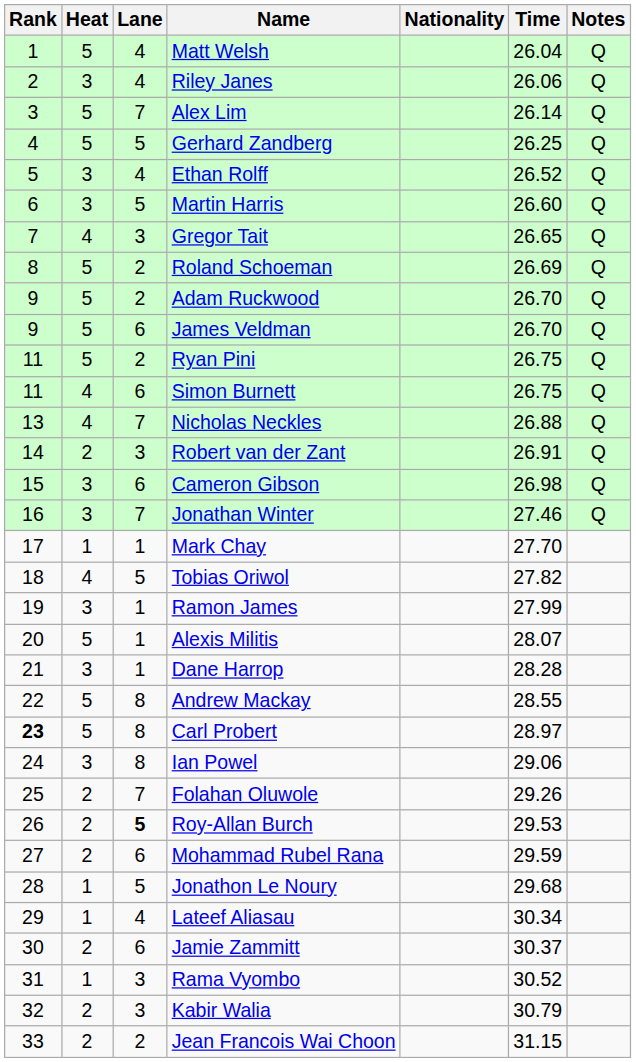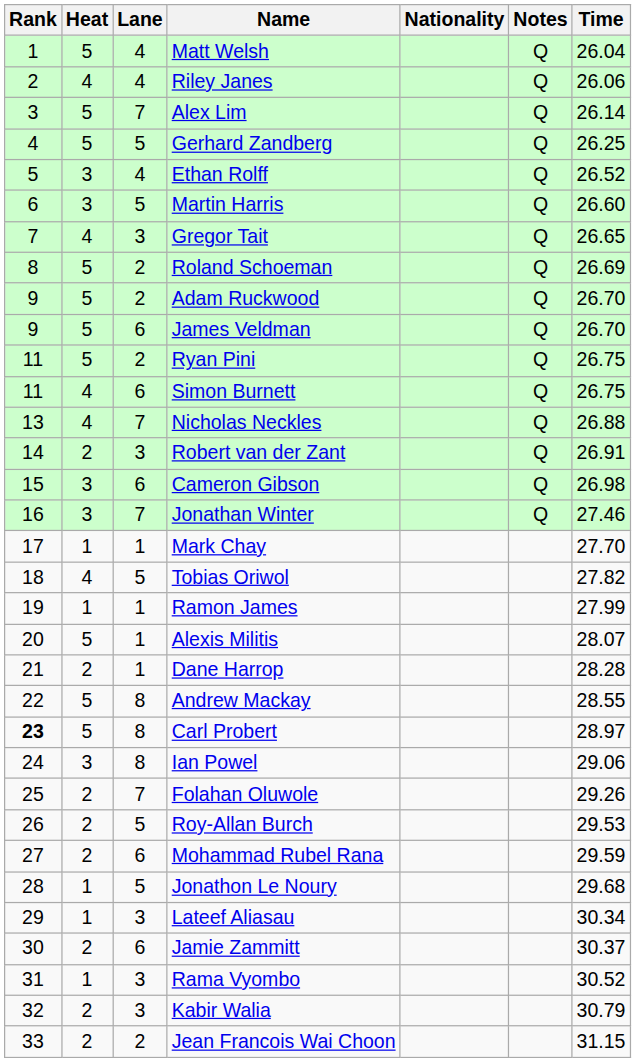columns swapped: (538, 19) <-> (598, 19)
(87, 81) 3 -> (87, 81) 4
(87, 608) 3 -> (87, 608) 1
(87, 670) 3 -> (87, 670) 2
(140, 824) bold -> (140, 824) normal
(140, 917) 4 -> (140, 917) 3
